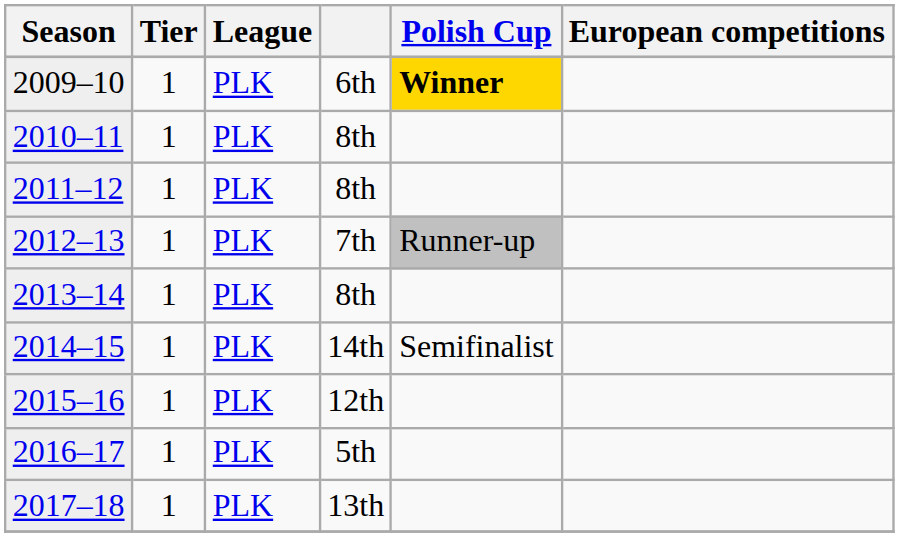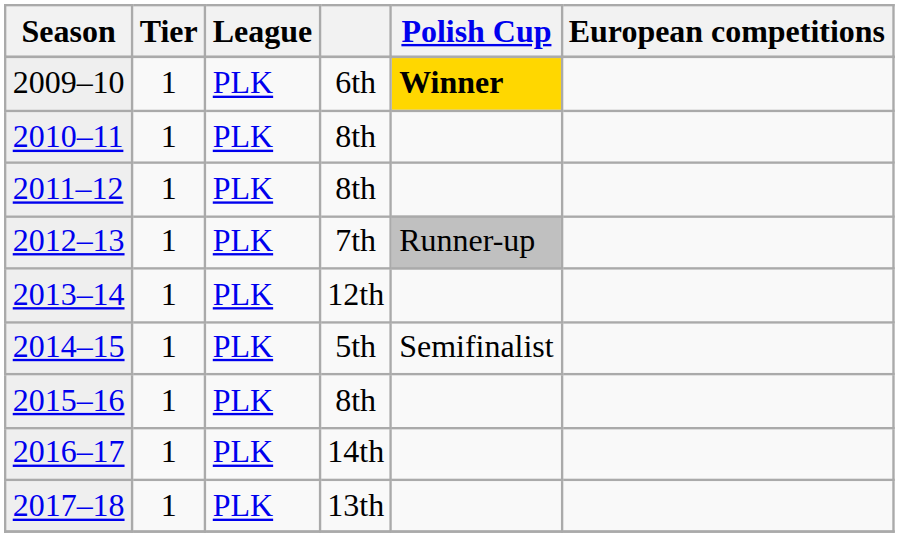(356, 294) 8th -> (356, 294) 12th
(356, 346) 14th -> (356, 346) 5th
(356, 399) 12th -> (356, 399) 8th
(356, 452) 5th -> (356, 452) 14th
